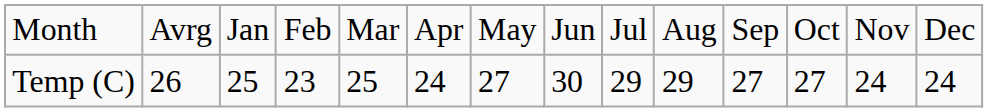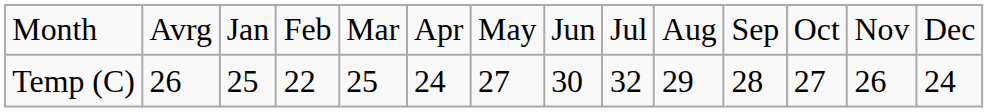(300, 80) 23 -> (300, 80) 22
(626, 80) 29 -> (626, 80) 32
(747, 80) 27 -> (747, 80) 28
(870, 80) 24 -> (870, 80) 26
